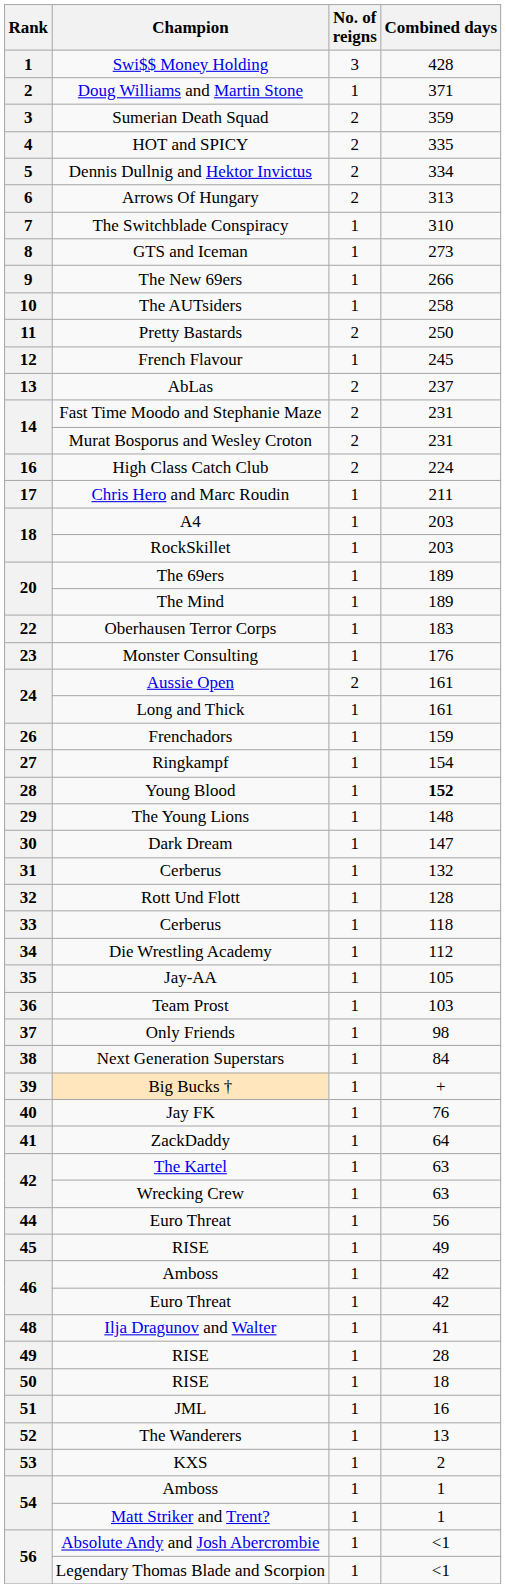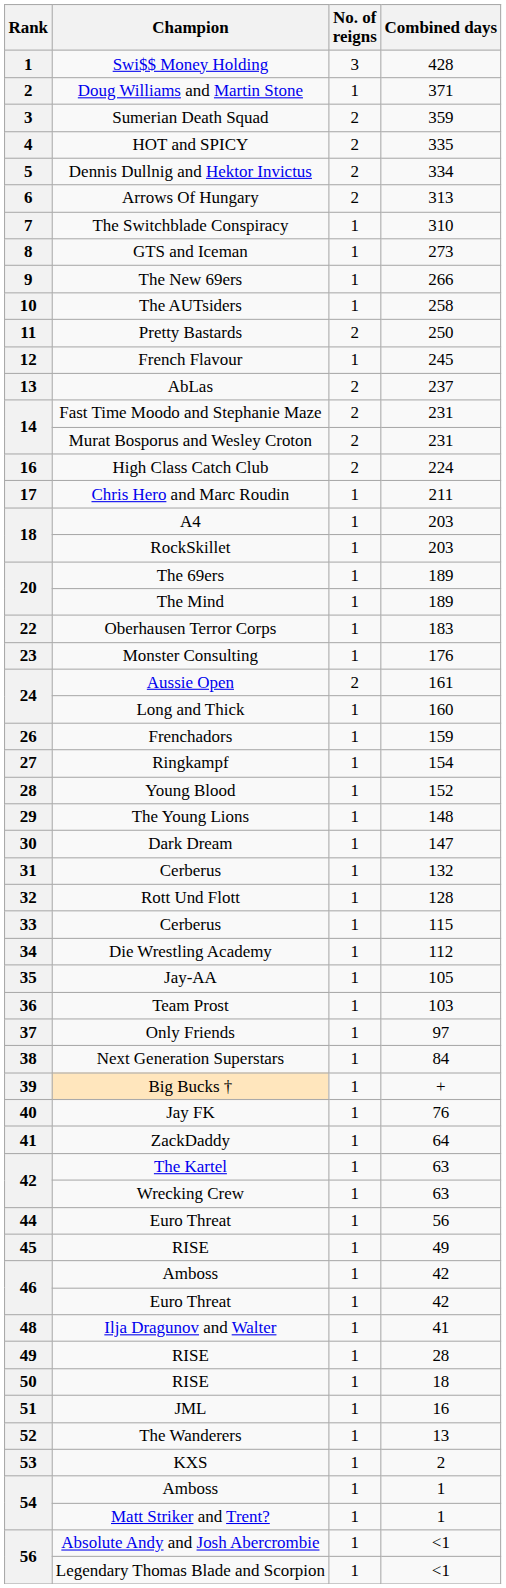(441, 709) 161 -> (441, 709) 160
(441, 790) bold -> (441, 790) normal
(441, 924) 118 -> (441, 924) 115
(441, 1032) 98 -> (441, 1032) 97
